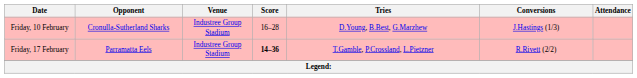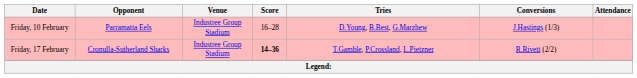(129, 28) Cronulla-Sutherland Sharks -> (129, 28) Parramatta Eels
(129, 49) Parramatta Eels -> (129, 49) Cronulla-Sutherland Sharks
